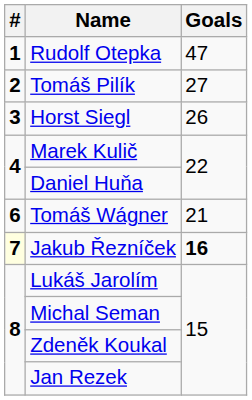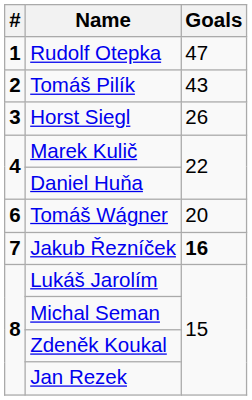(197, 85) 27 -> (197, 85) 43
(197, 215) 21 -> (197, 215) 20
(15, 248) lightyellow background -> (15, 248) no background
